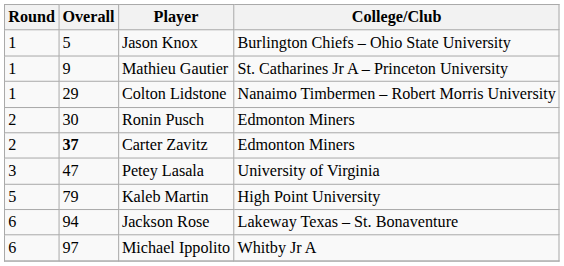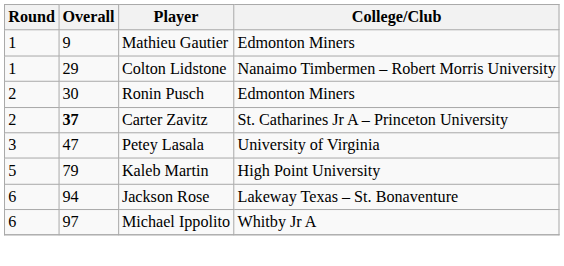- row: (160, 42)
(373, 68) St. Catharines Jr A – Princeton University -> (296, 42) Edmonton Miners
(296, 145) Edmonton Miners -> (373, 119) St. Catharines Jr A – Princeton University
